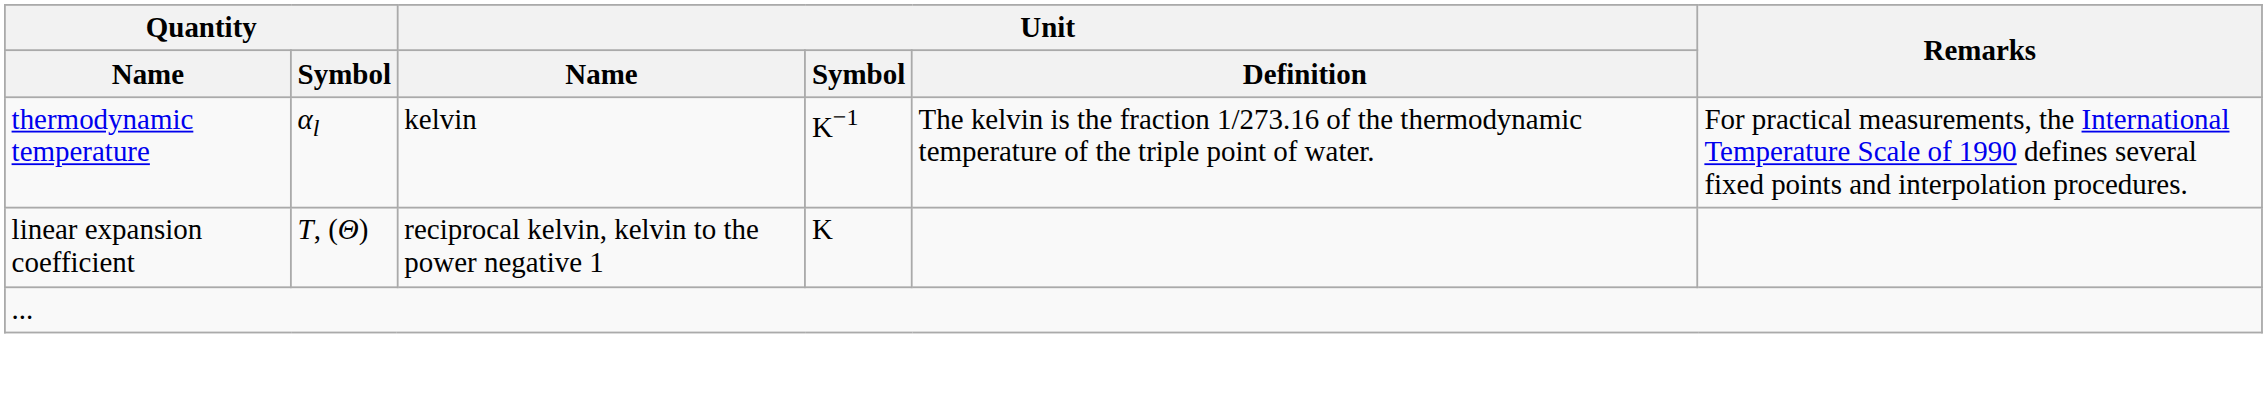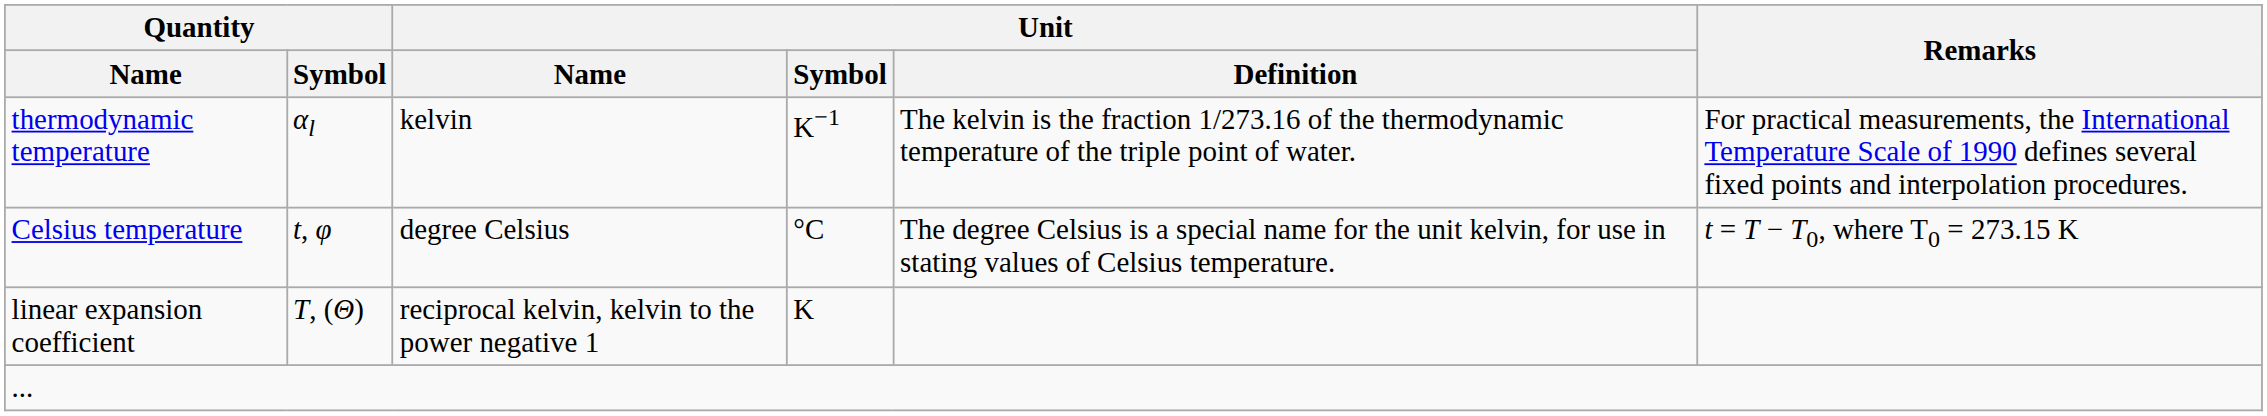+ row: (127, 230)
